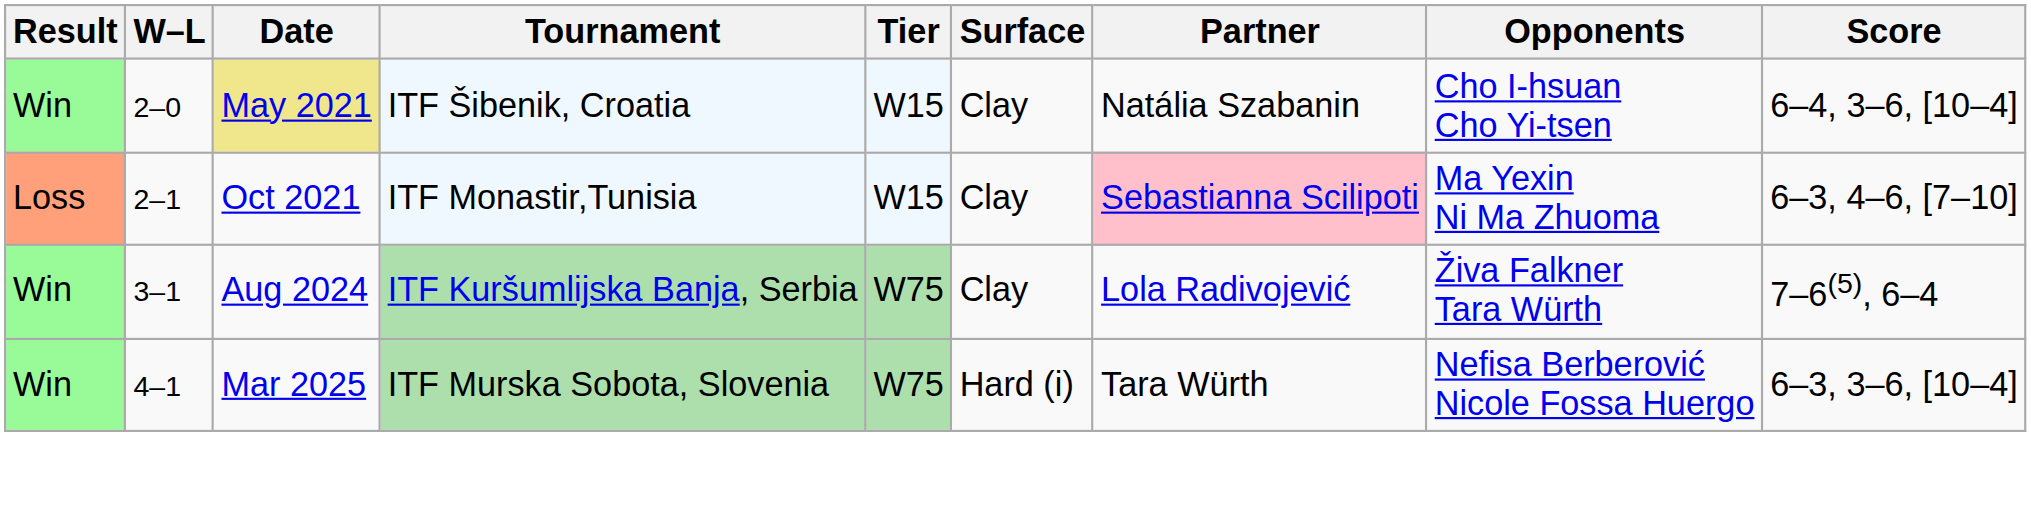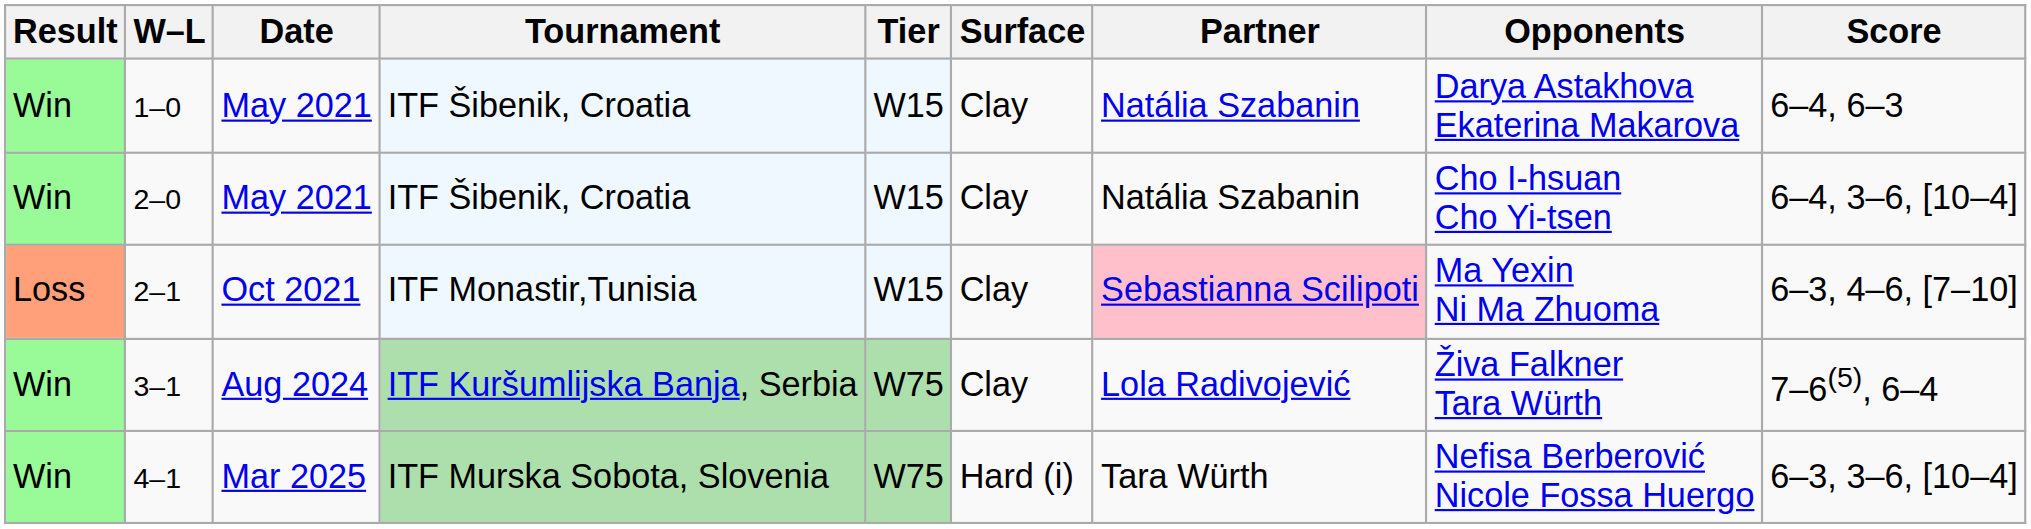+ row: (157, 107)
(297, 105) khaki background -> (297, 198) no background
